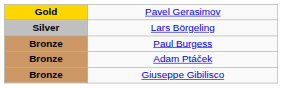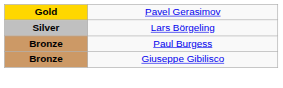- row: (183, 59)
